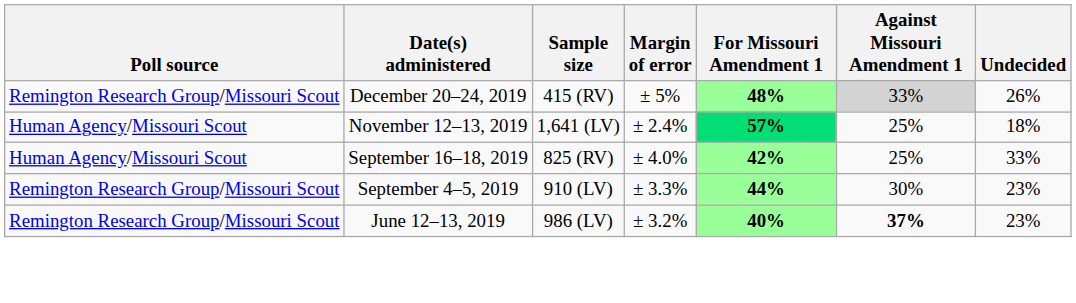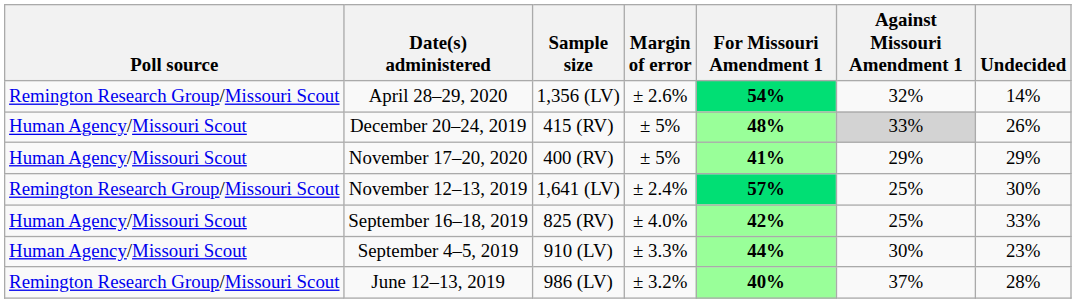+ row: (438, 96)
(174, 96) Remington Research Group/Missouri Scout -> (128, 127) Human Agency/Missouri Scout
+ row: (438, 158)
(128, 127) Human Agency/Missouri Scout -> (174, 189) Remington Research Group/Missouri Scout
(1023, 127) 18% -> (1023, 189) 30%
(174, 189) Remington Research Group/Missouri Scout -> (128, 251) Human Agency/Missouri Scout
(906, 220) bold -> (906, 282) normal
(1023, 220) 23% -> (1023, 282) 28%
